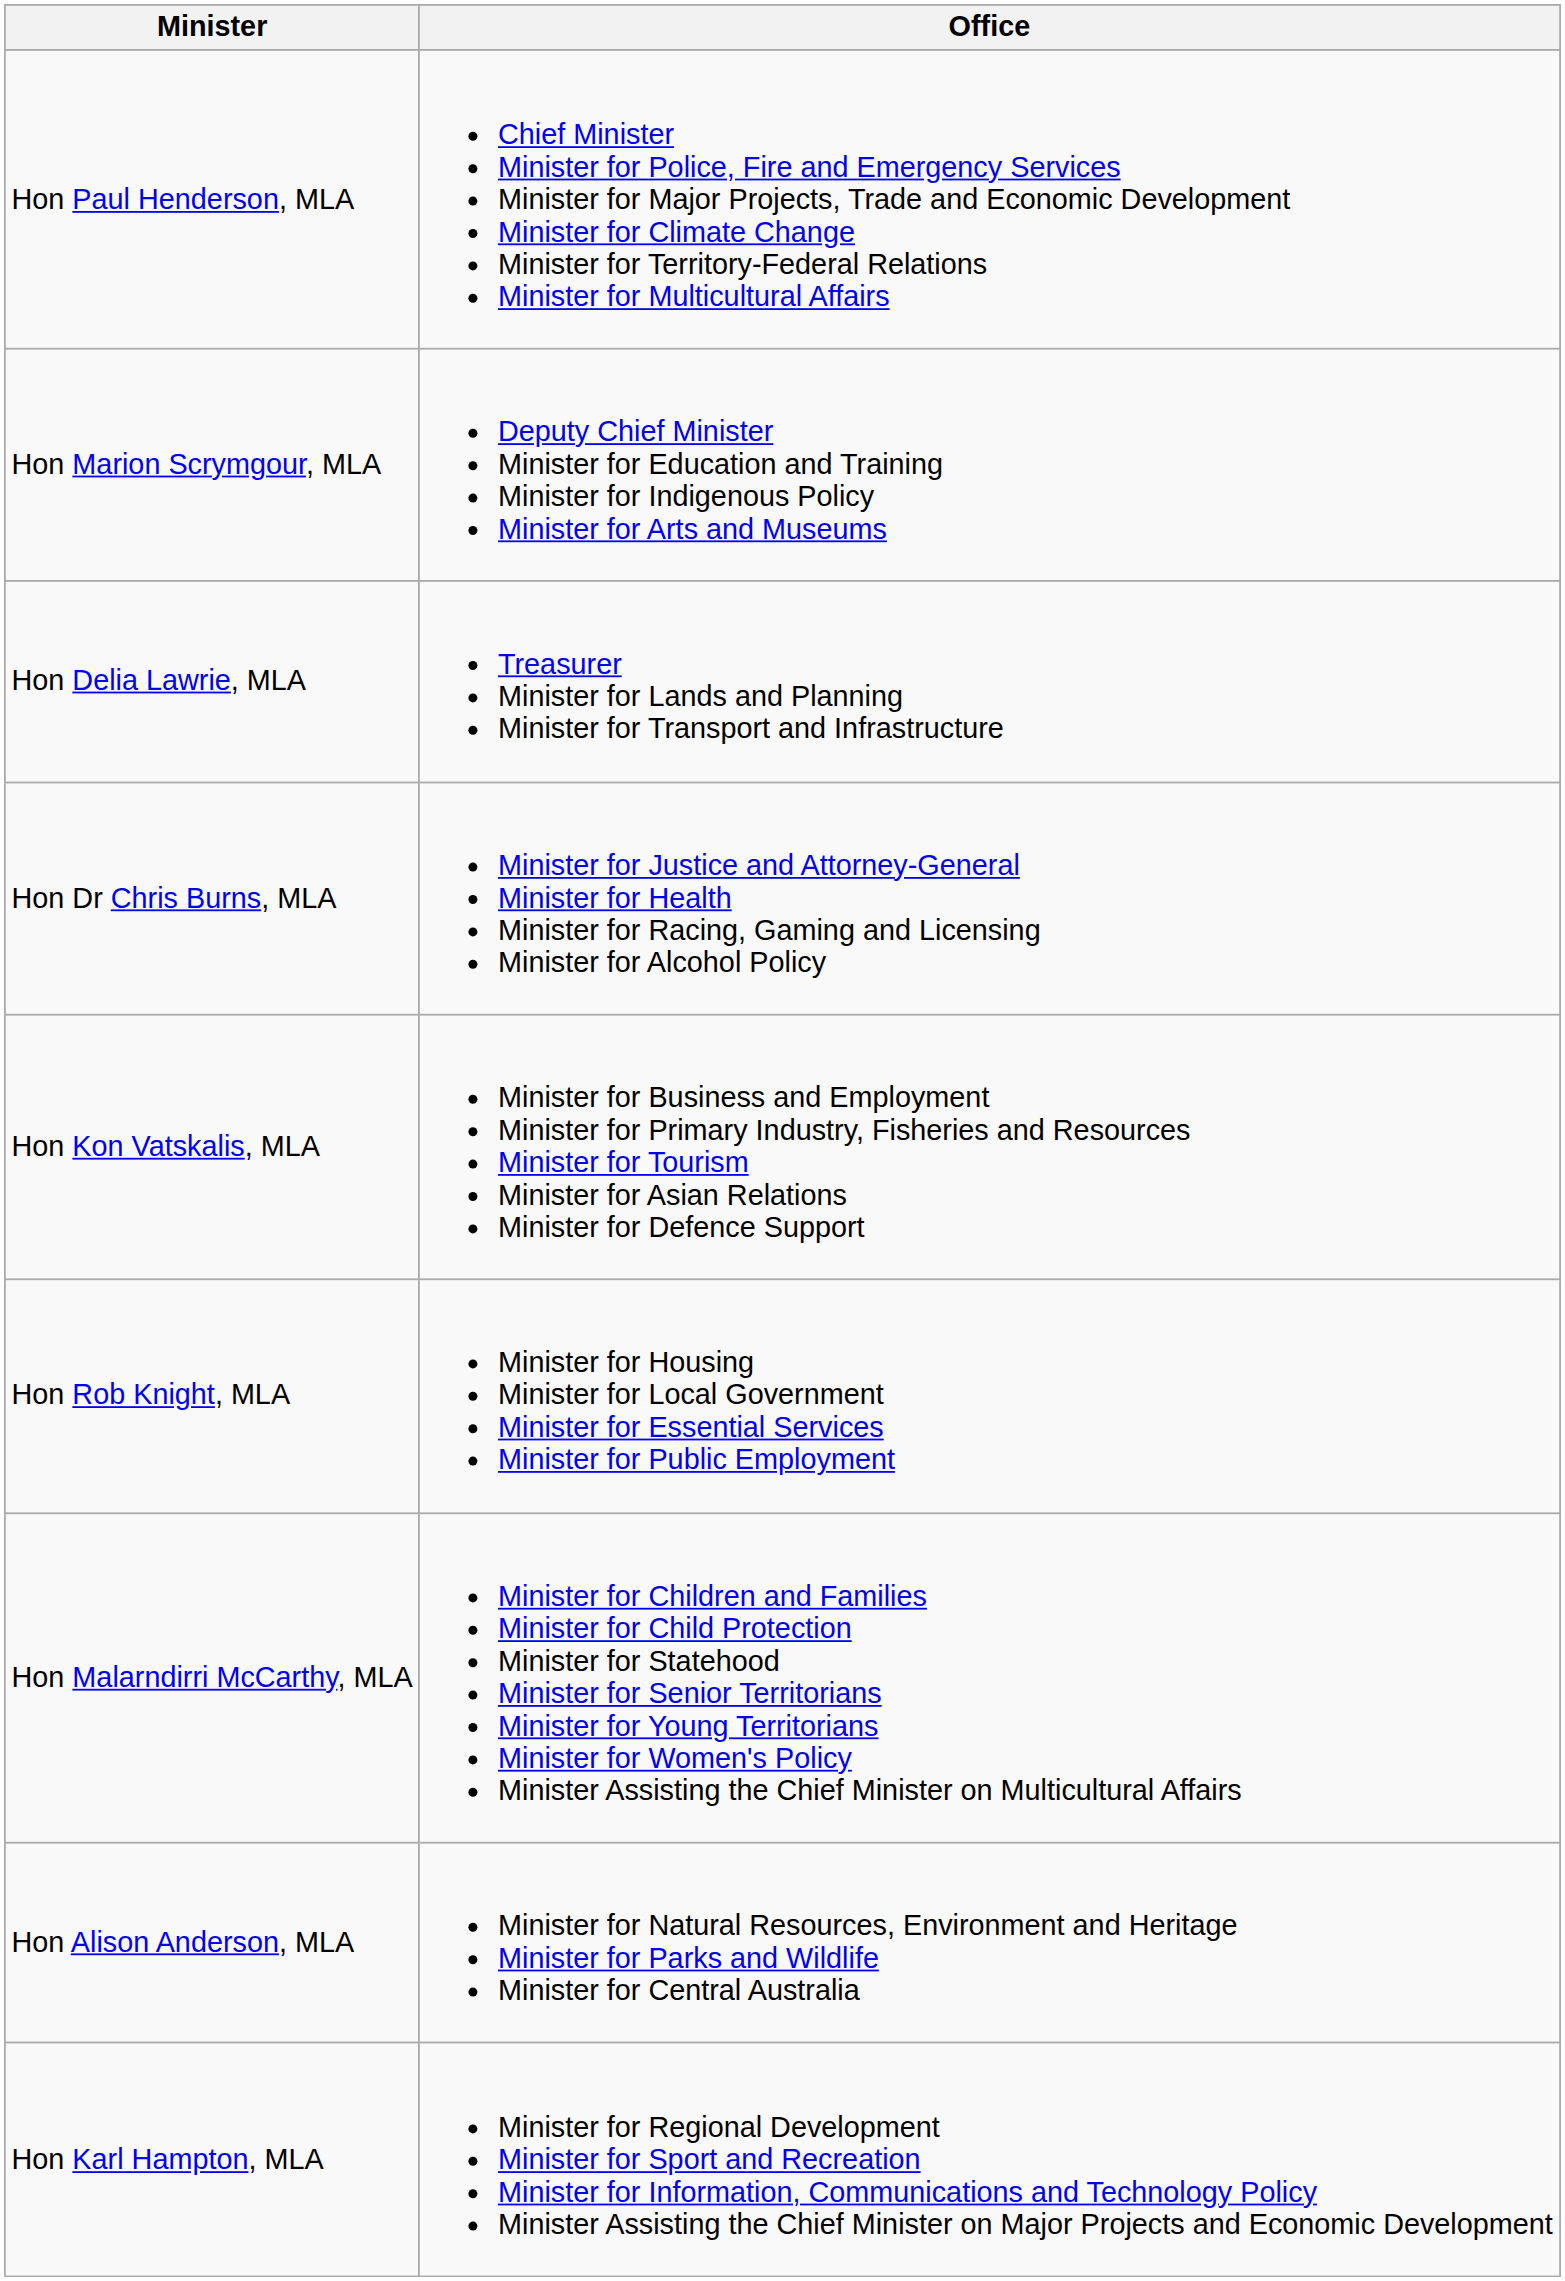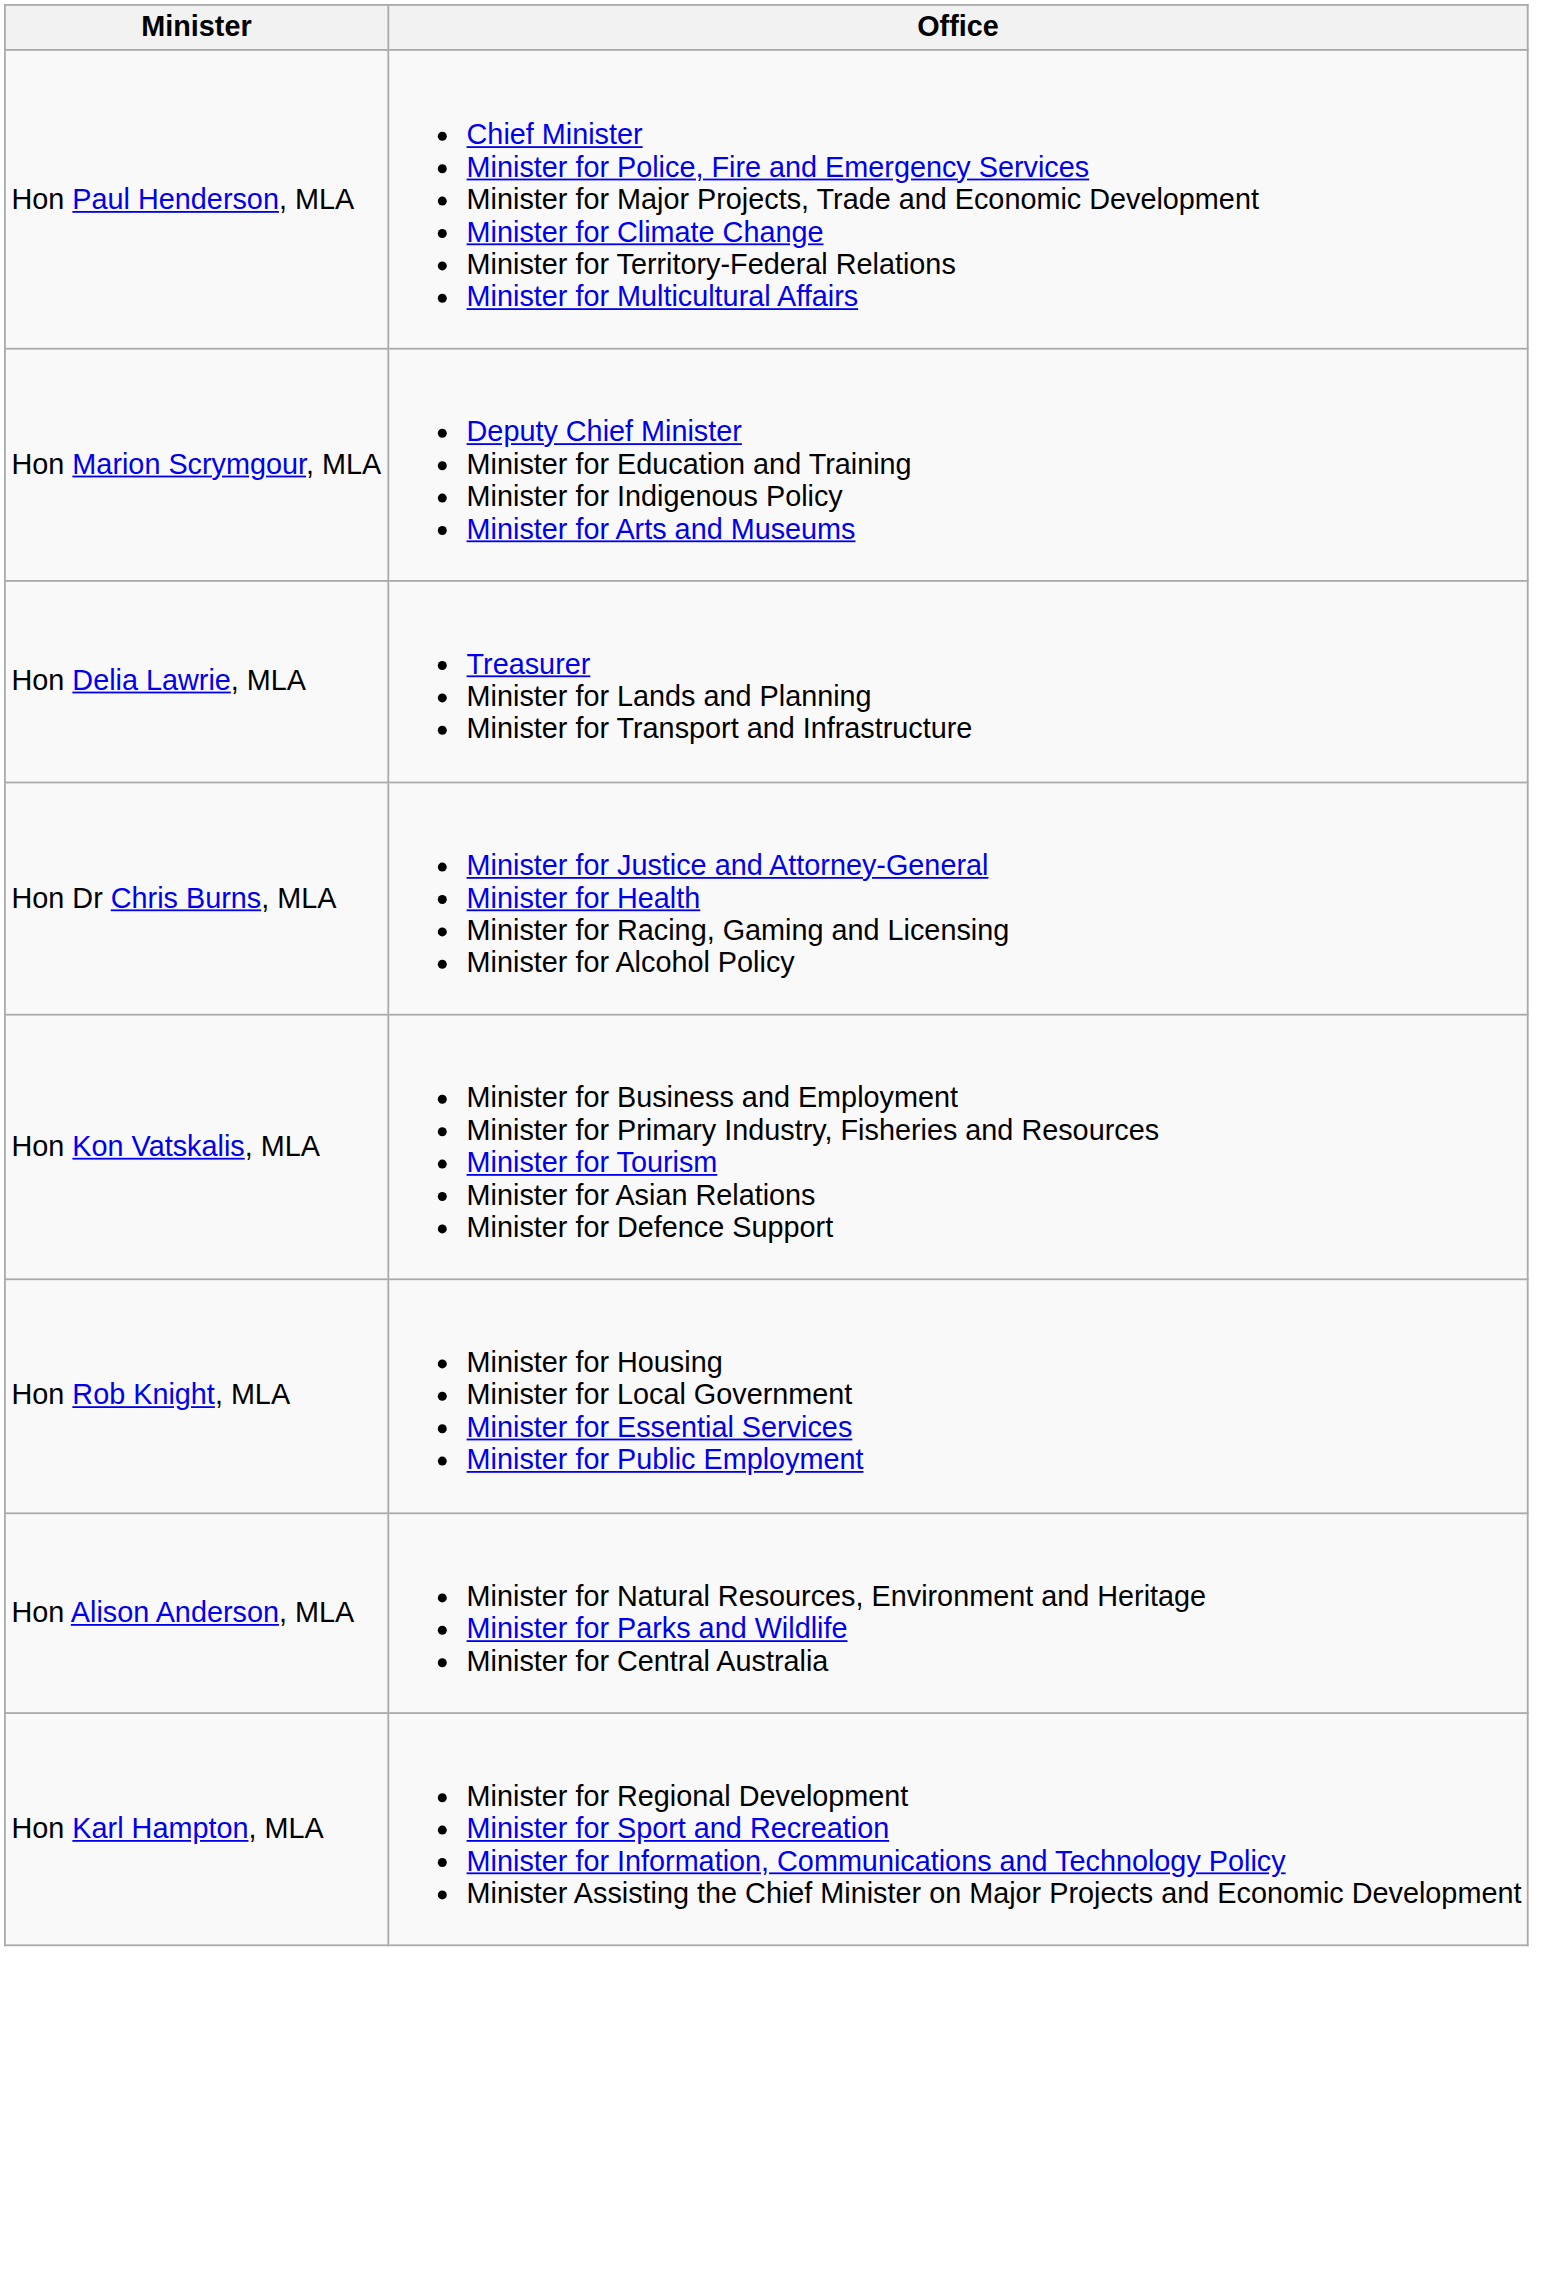- row: (212, 1677)
